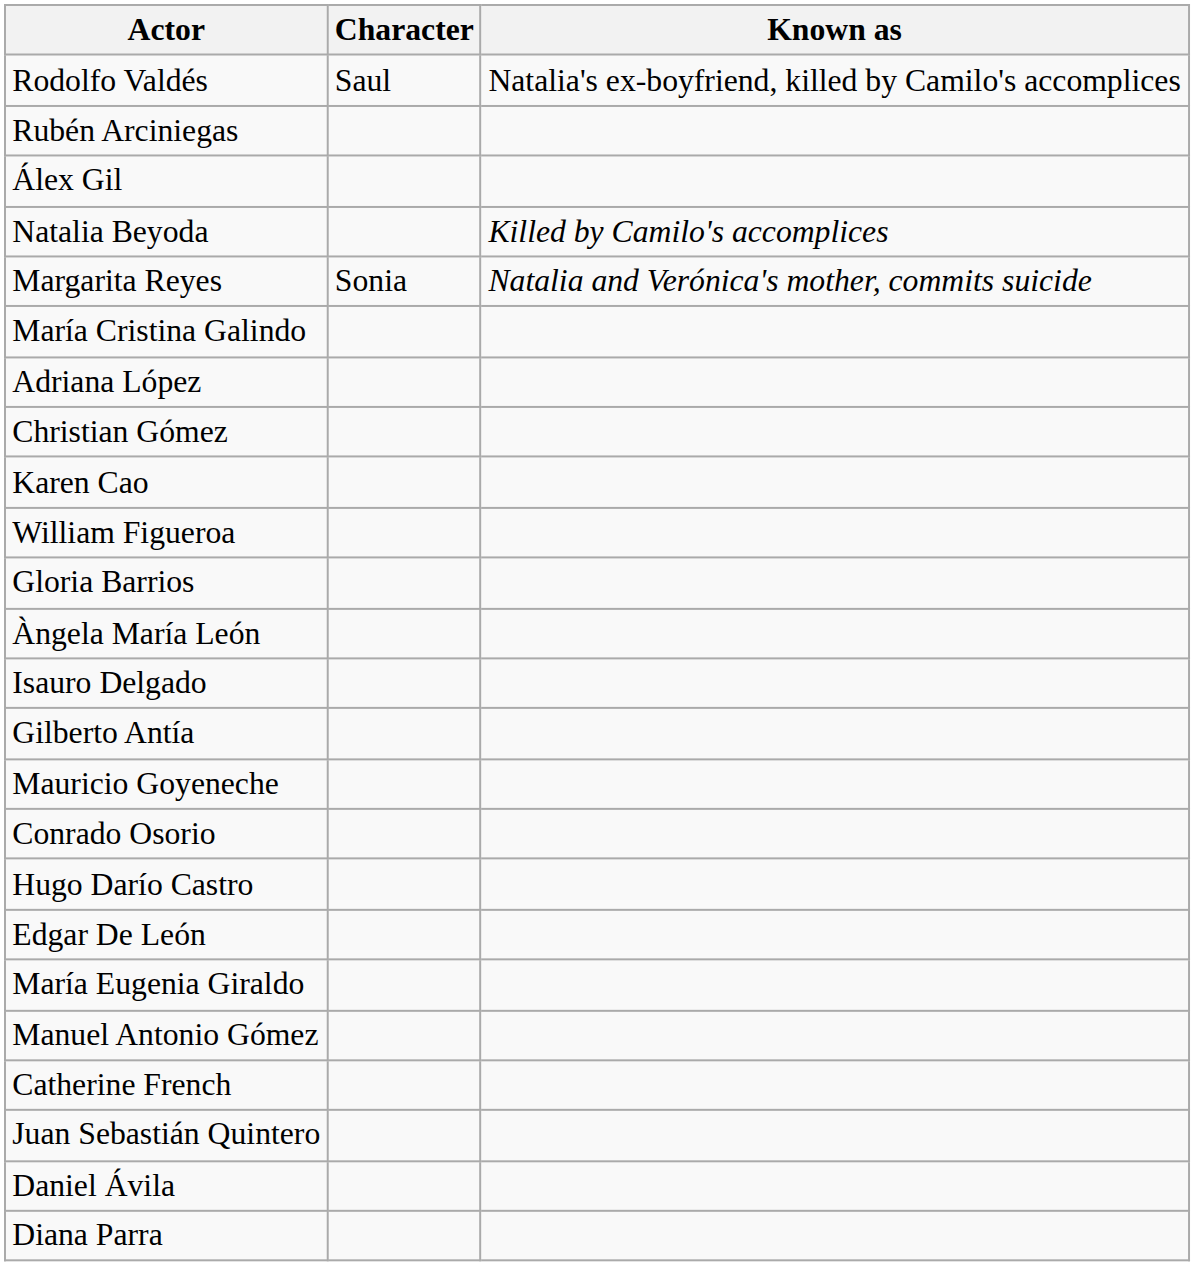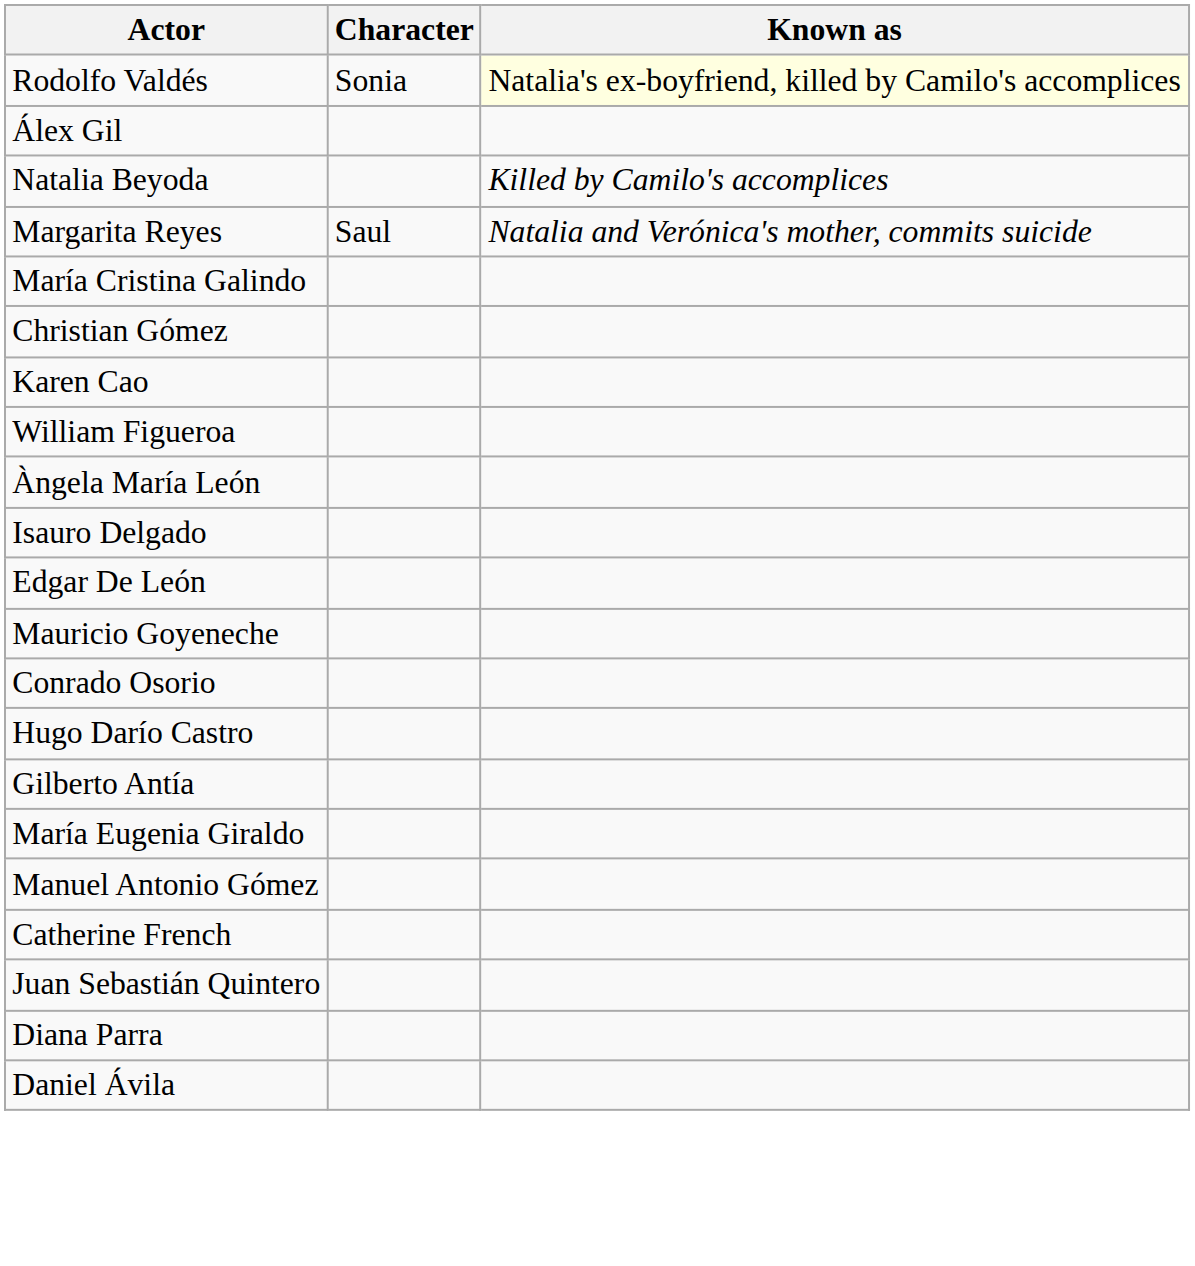(363, 79) Saul -> (371, 79) Sonia
(835, 79) no background -> (835, 79) lightyellow background
- row: (125, 130)
(371, 280) Sonia -> (363, 230) Saul
- row: (107, 381)
- row: (103, 582)
rows swapped: (109, 933) <-> (103, 733)
rows swapped: (88, 1235) <-> (94, 1185)
